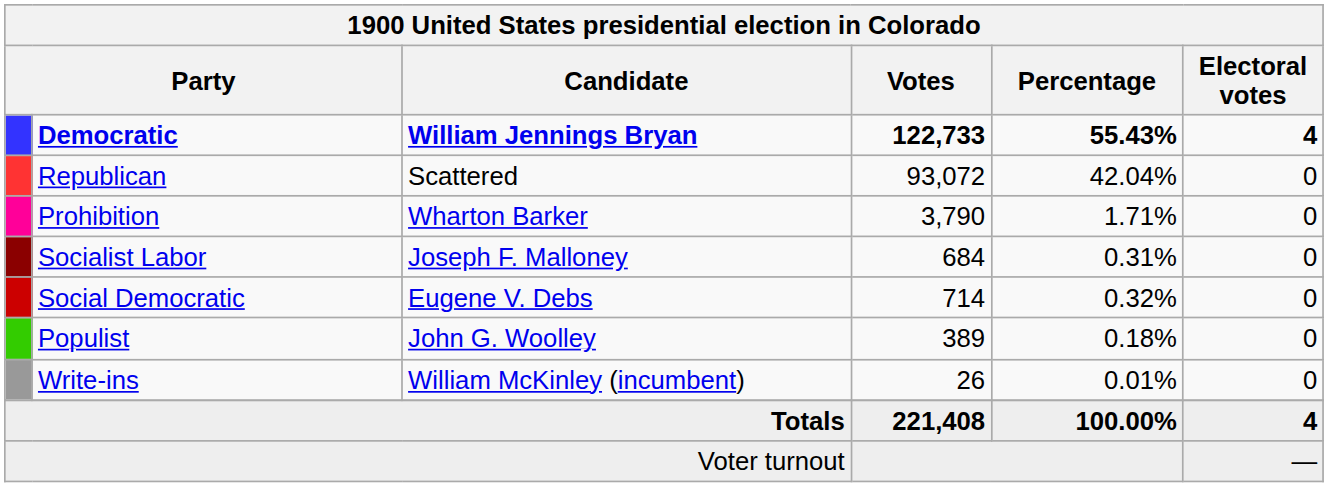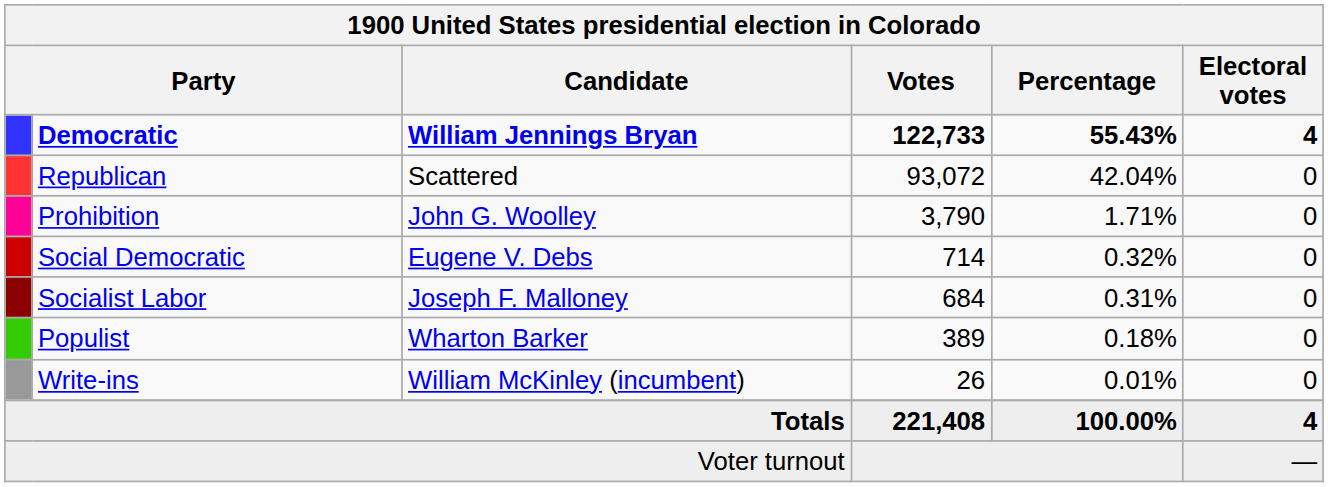(498, 217) Wharton Barker -> (502, 217) John G. Woolley
rows swapped: (141, 298) <-> (122, 257)
(502, 339) John G. Woolley -> (498, 339) Wharton Barker
